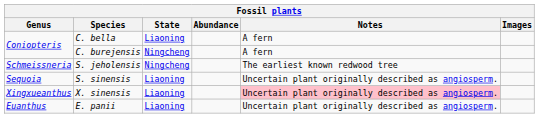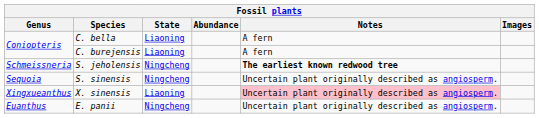(167, 52) Ningcheng -> (164, 52) Liaoning
(320, 65) normal -> (320, 65) bold
(164, 79) Liaoning -> (167, 79) Ningcheng
(164, 106) Liaoning -> (167, 106) Ningcheng
